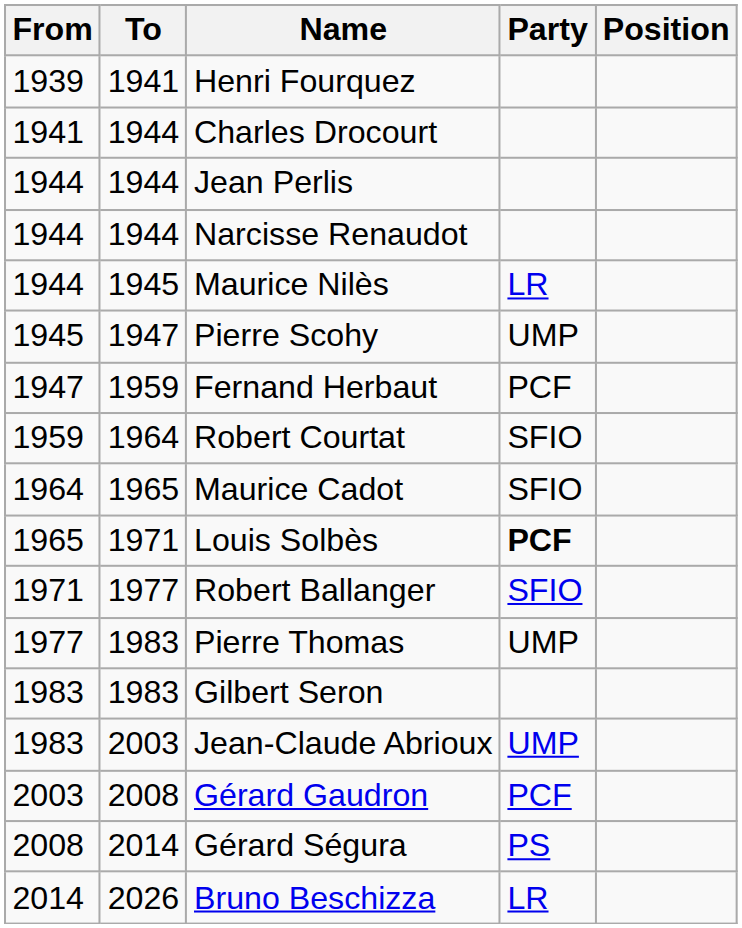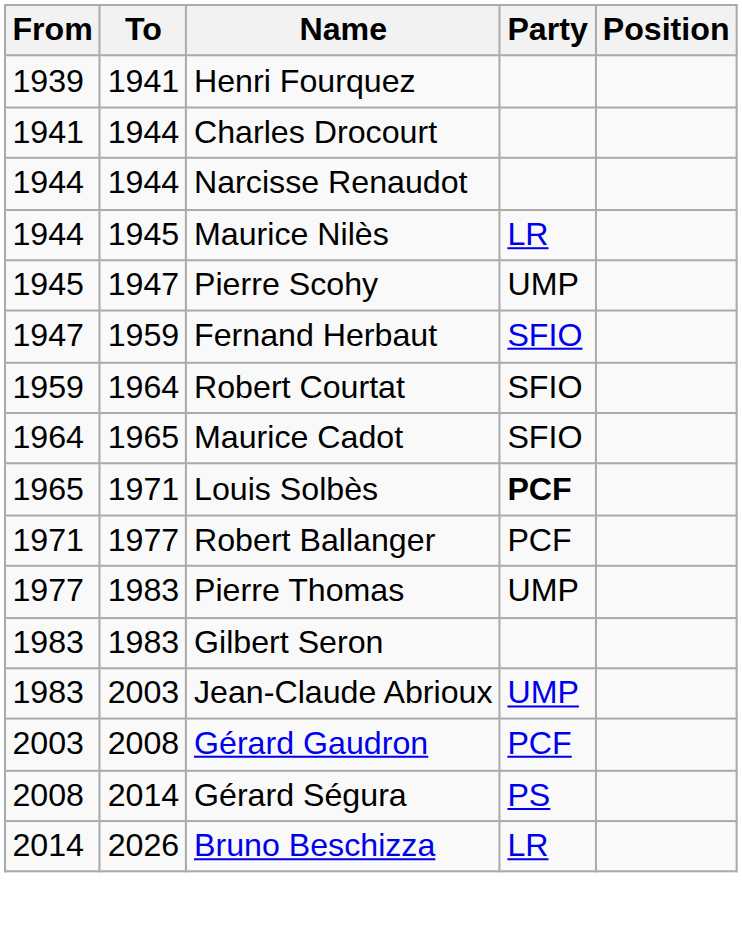- row: (274, 183)
(540, 387) PCF -> (545, 336) SFIO
(545, 591) SFIO -> (540, 540) PCF
